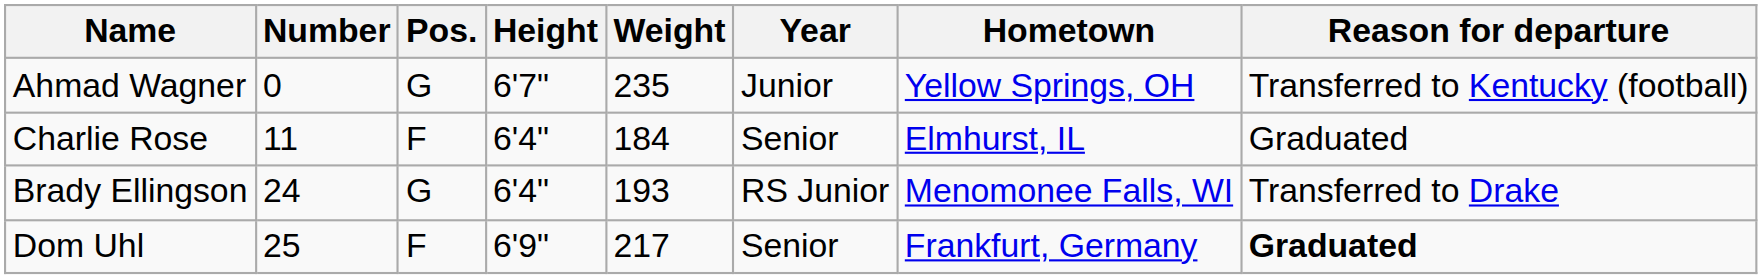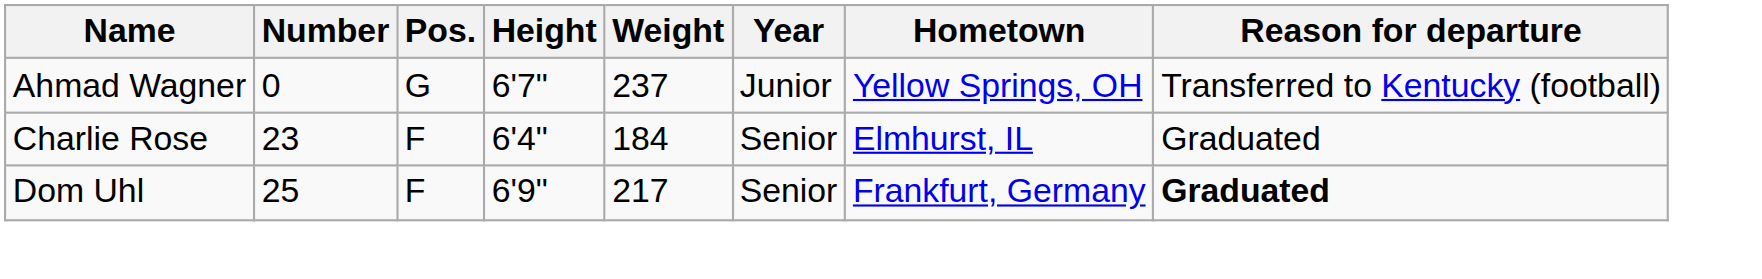(642, 84) 235 -> (640, 84) 237
(280, 138) 11 -> (280, 138) 23
- row: (130, 191)
